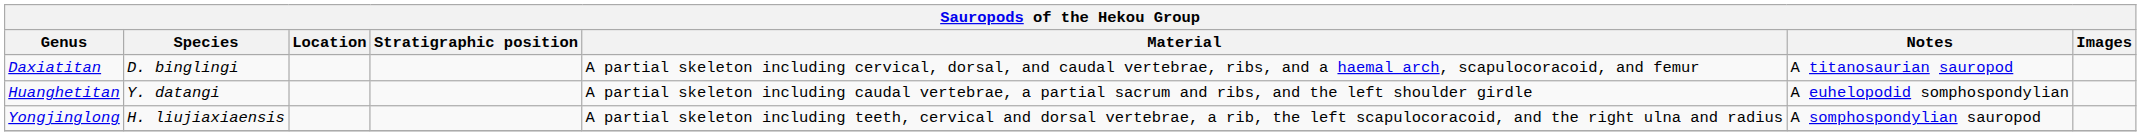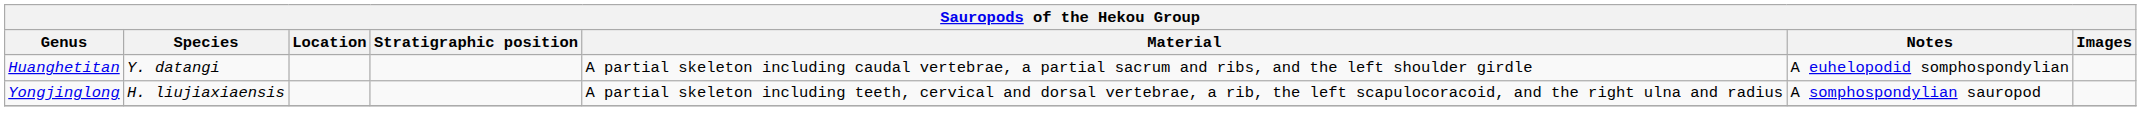- row: (55, 68)
